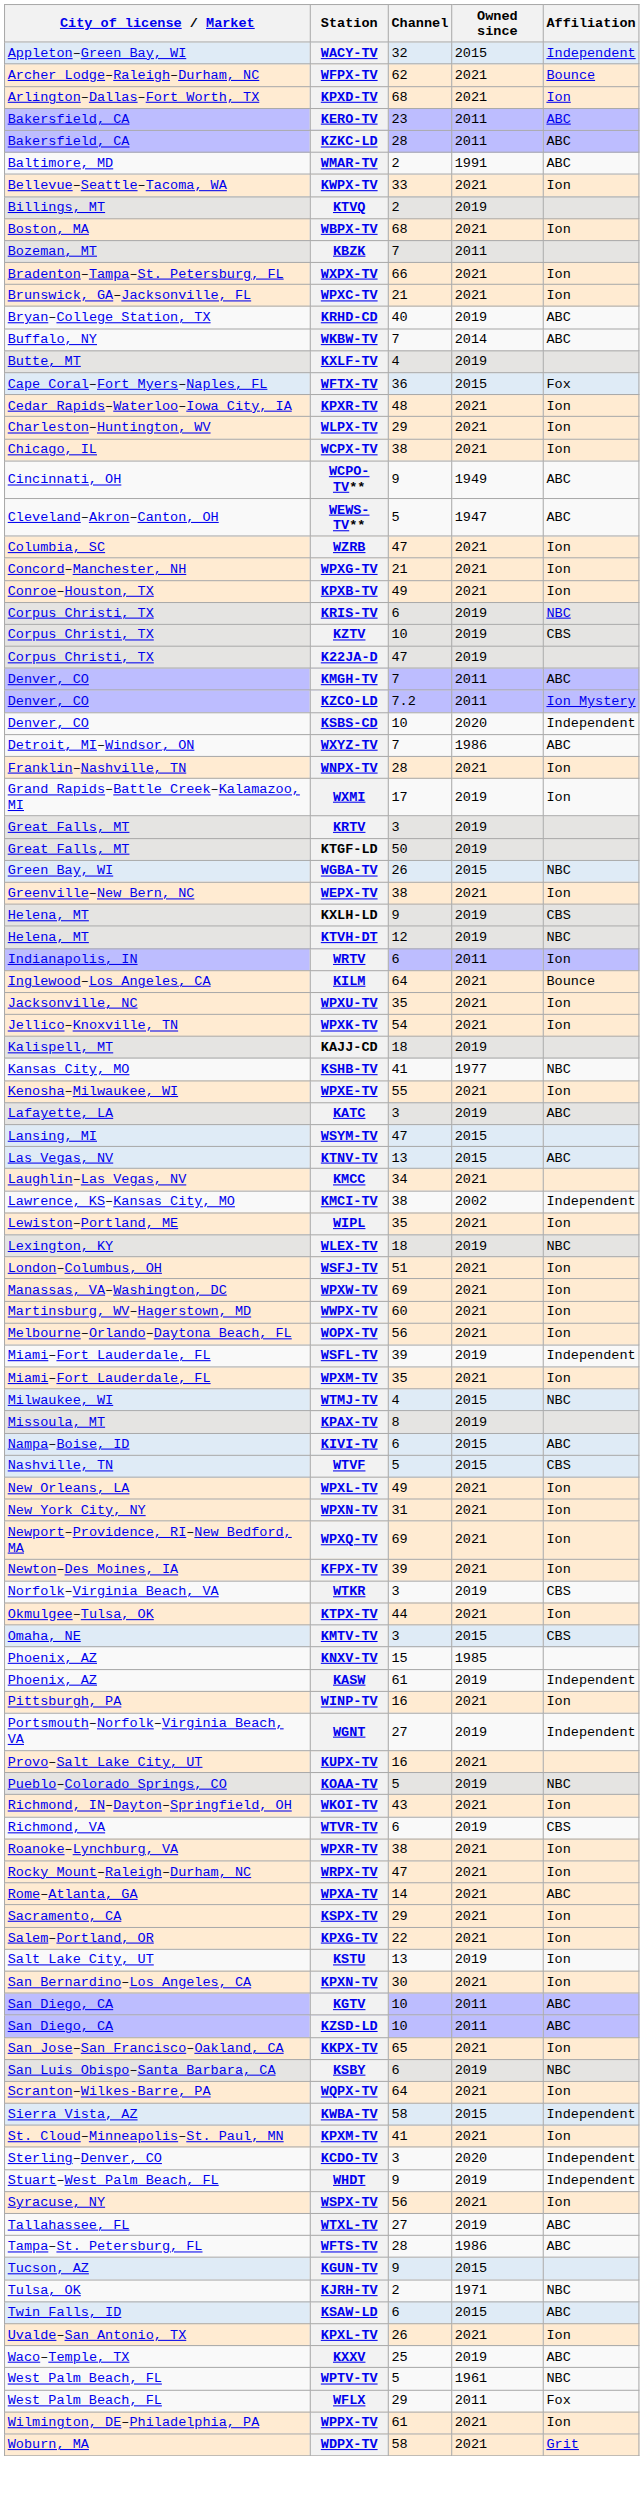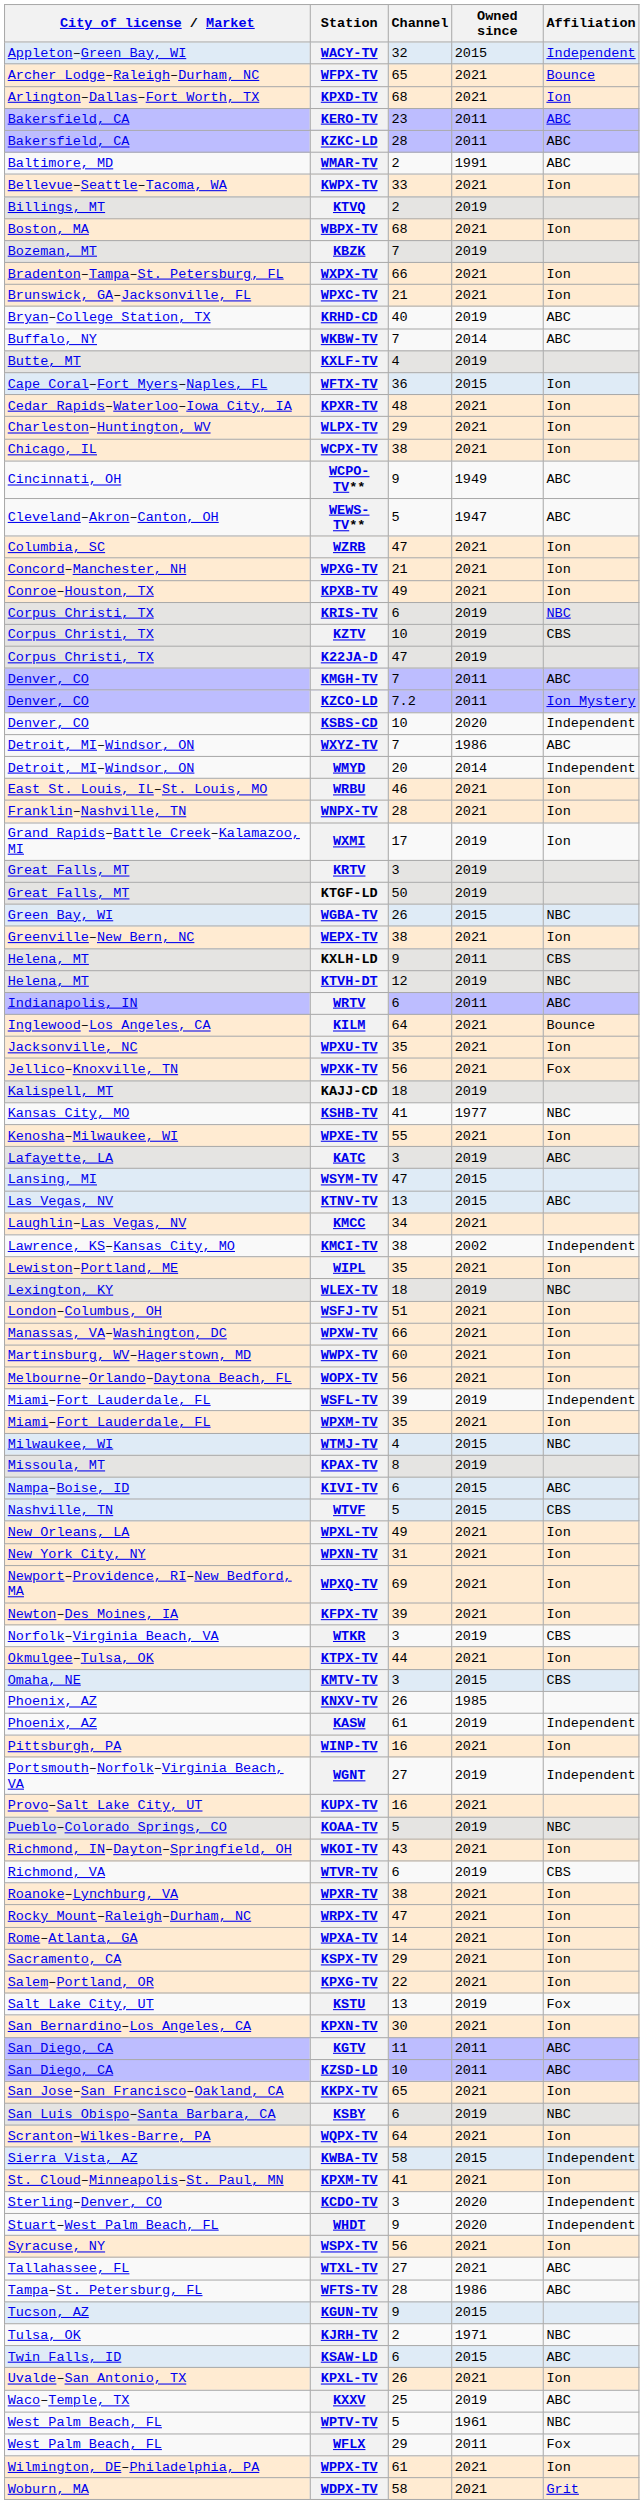(400, 75) 62 -> (400, 75) 65
(471, 251) 2011 -> (471, 251) 2019
(559, 384) Fox -> (559, 384) Ion
+ row: (349, 767)
+ row: (349, 789)
(471, 915) 2019 -> (471, 959) 2011
(559, 959) Ion -> (559, 1003) ABC
(400, 1025) 54 -> (400, 1070) 56
(559, 1025) Ion -> (559, 1070) Fox
(400, 1290) 69 -> (400, 1334) 66
(400, 1658) 15 -> (400, 1702) 26
(559, 1894) ABC -> (559, 1938) Ion
(559, 1960) Ion -> (559, 2004) Fox
(400, 2004) 10 -> (400, 2048) 11
(471, 2180) 2019 -> (471, 2224) 2020
(471, 2224) 2019 -> (471, 2269) 2021
